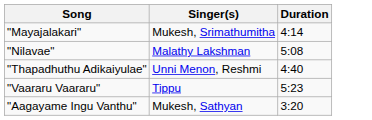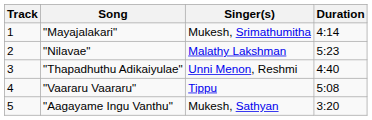+ column: (22, 14)
(292, 51) 5:08 -> (328, 51) 5:23
(292, 88) 5:23 -> (328, 88) 5:08
